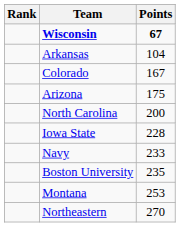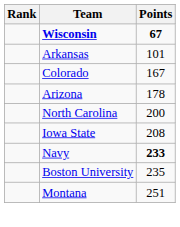(156, 53) 104 -> (156, 53) 101
(156, 93) 175 -> (156, 93) 178
(156, 133) 228 -> (156, 133) 208
(156, 152) normal -> (156, 152) bold
(156, 192) 253 -> (156, 192) 251
- row: (74, 212)
